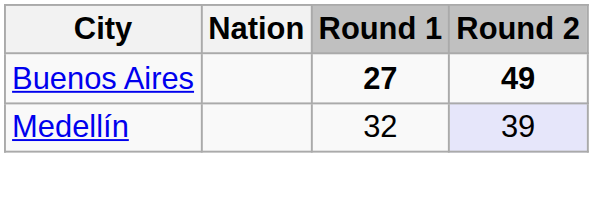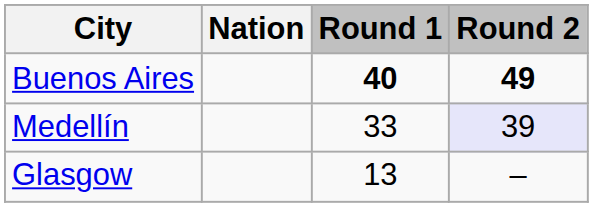(380, 77) 27 -> (380, 77) 40
(380, 126) 32 -> (380, 126) 33
+ row: (72, 175)
